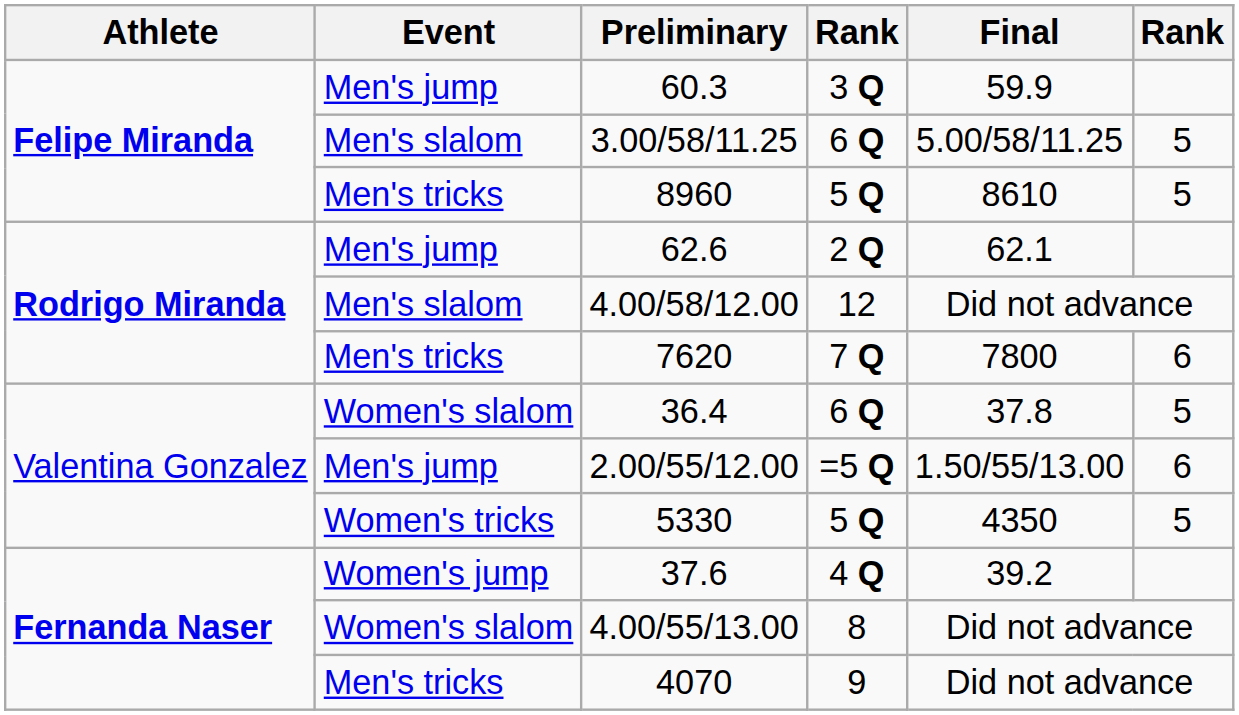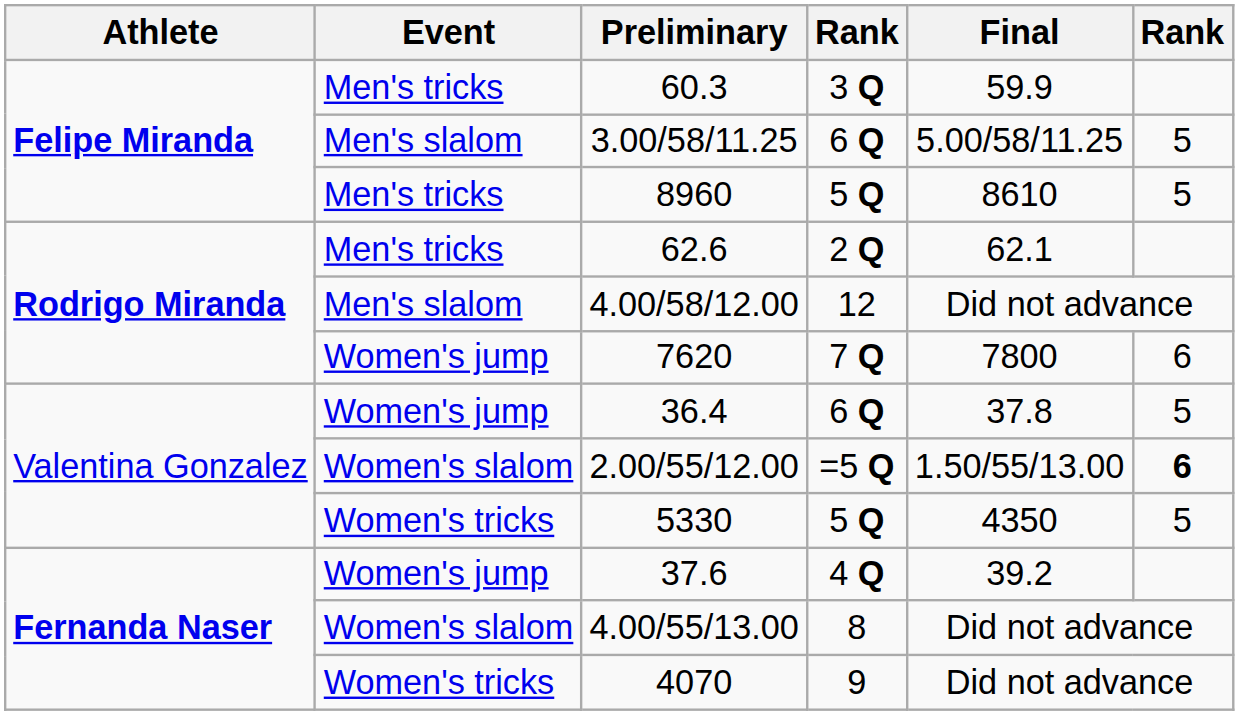(411, 87) Men's jump -> (414, 87) Men's tricks
(411, 249) Men's jump -> (414, 249) Men's tricks
(414, 358) Men's tricks -> (436, 358) Women's jump
(449, 412) Women's slalom -> (436, 412) Women's jump
(411, 466) Men's jump -> (449, 466) Women's slalom
(1182, 466) normal -> (1182, 466) bold
(414, 682) Men's tricks -> (439, 682) Women's tricks
